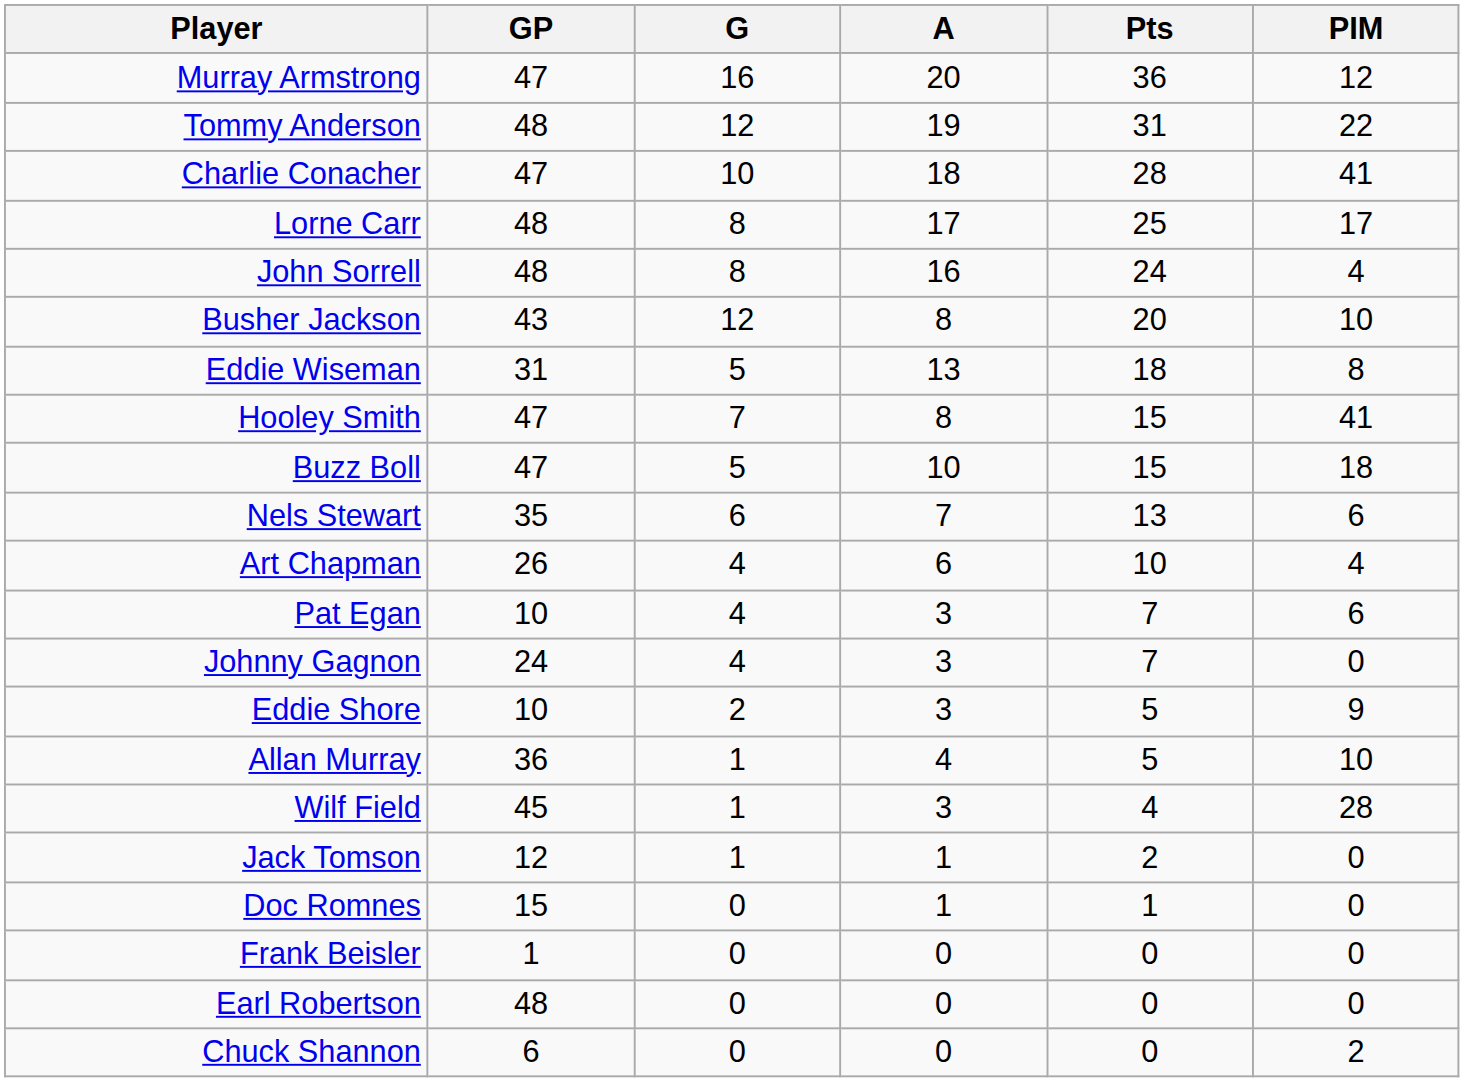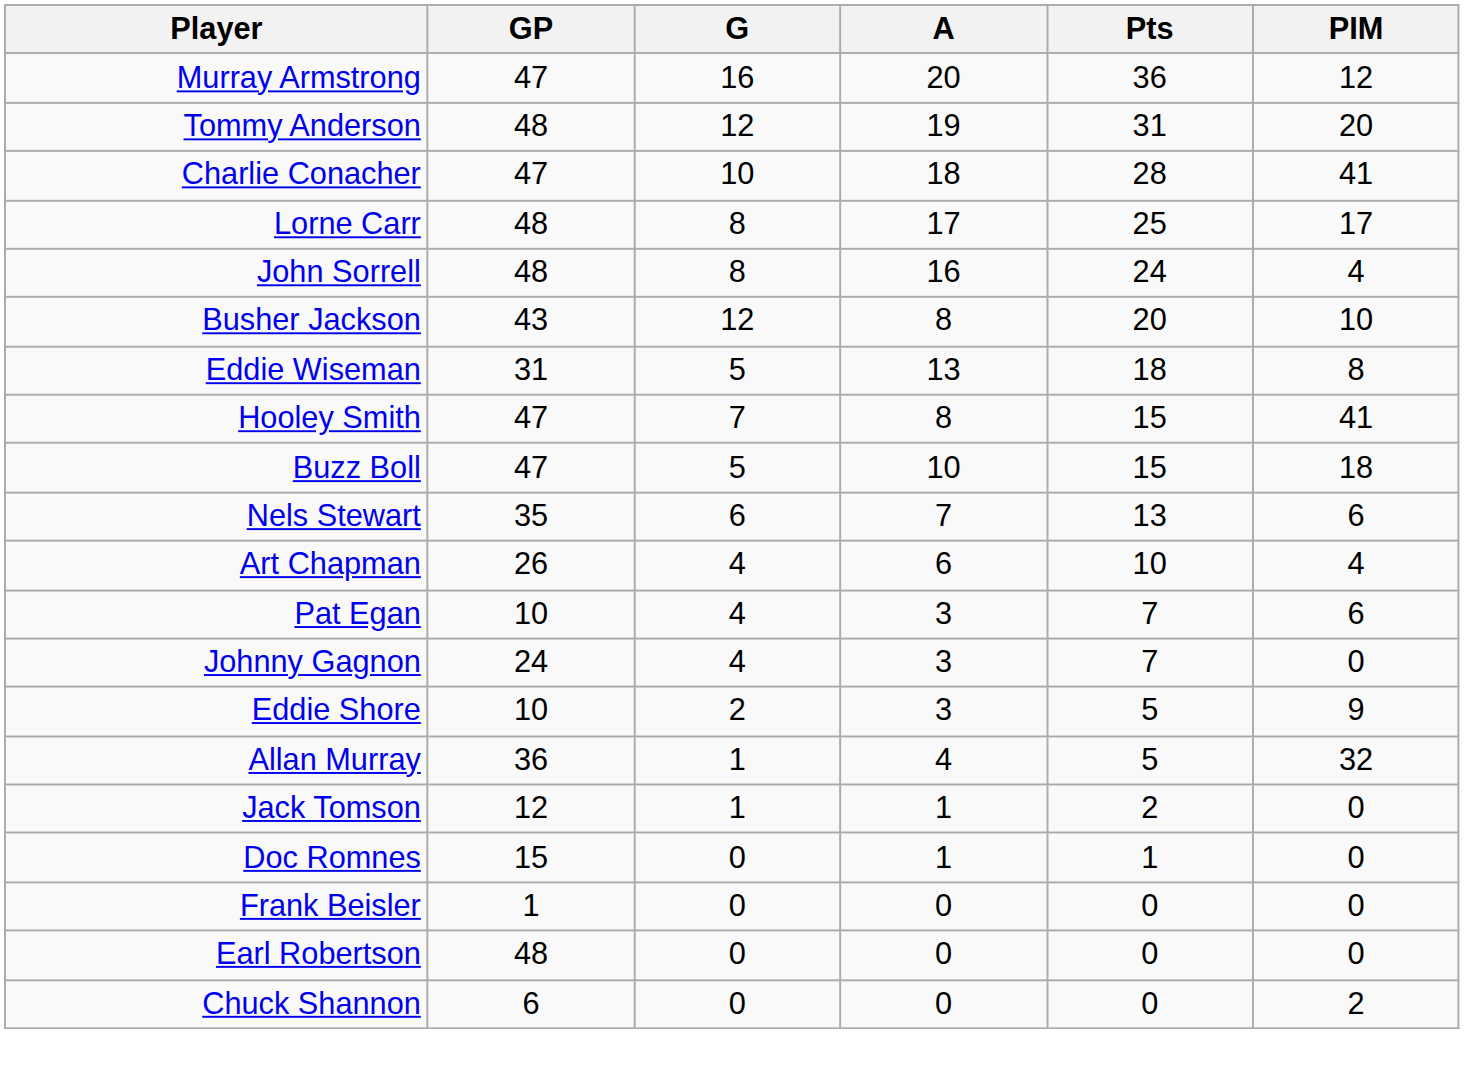(1356, 126) 22 -> (1356, 126) 20
(1356, 759) 10 -> (1356, 759) 32
- row: (358, 808)
